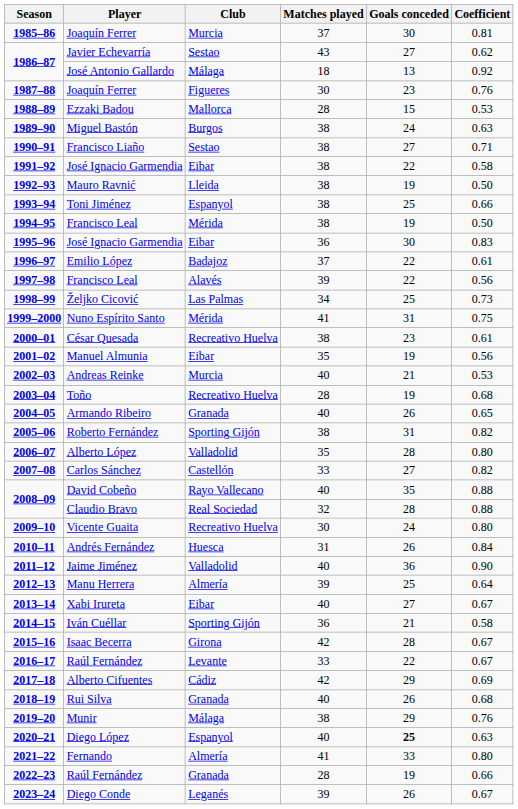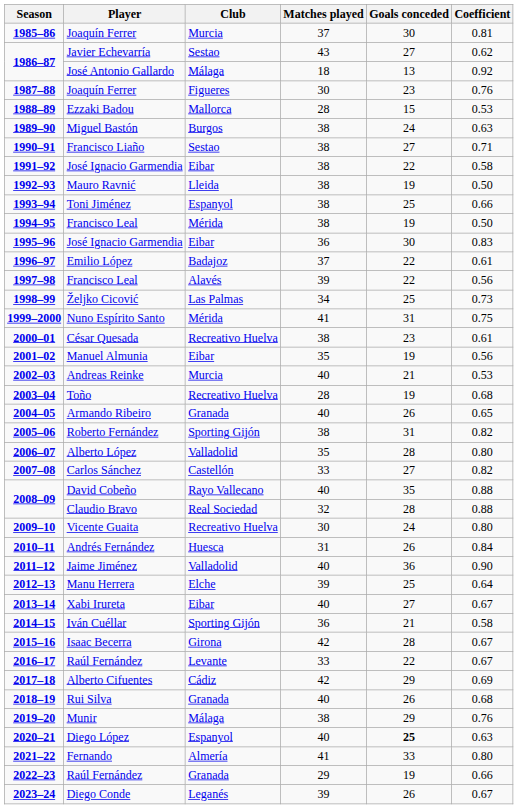(208, 584) Almería -> (202, 584) Elche
(323, 775) 28 -> (323, 775) 29
